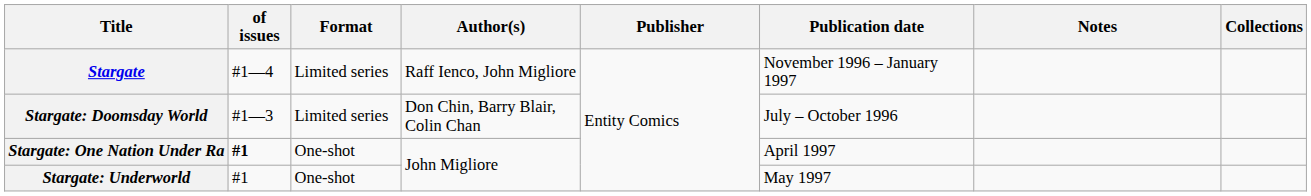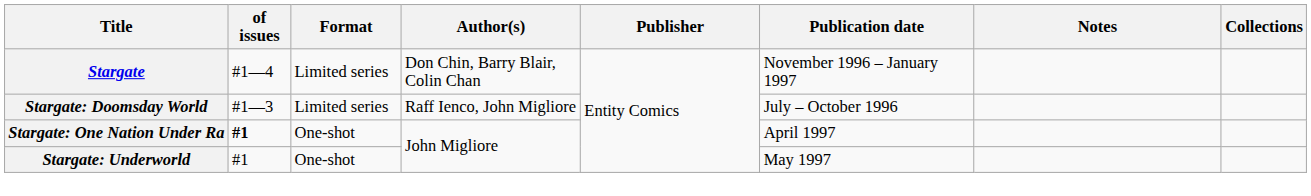(491, 71) Raff Ienco, John Migliore -> (481, 71) Don Chin, Barry Blair, Colin Chan
(481, 116) Don Chin, Barry Blair, Colin Chan -> (491, 106) Raff Ienco, John Migliore
